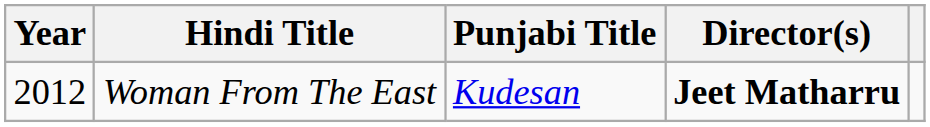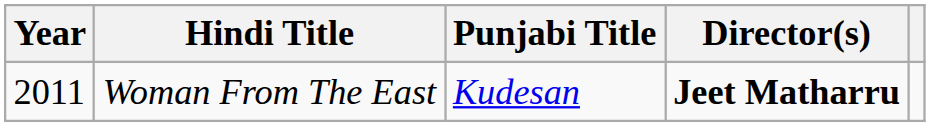(50, 90) 2012 -> (49, 90) 2011
